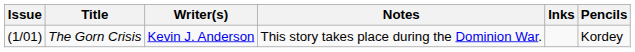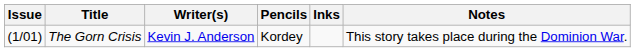columns swapped: (604, 15) <-> (401, 15)
